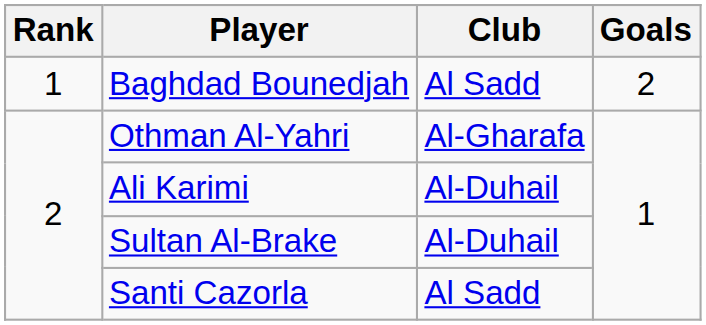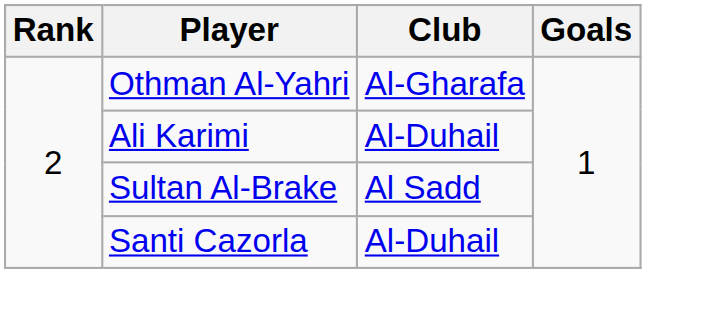- row: (259, 83)
(492, 240) Al-Duhail -> (423, 188) Al Sadd
(482, 293) Al Sadd -> (432, 240) Al-Duhail
